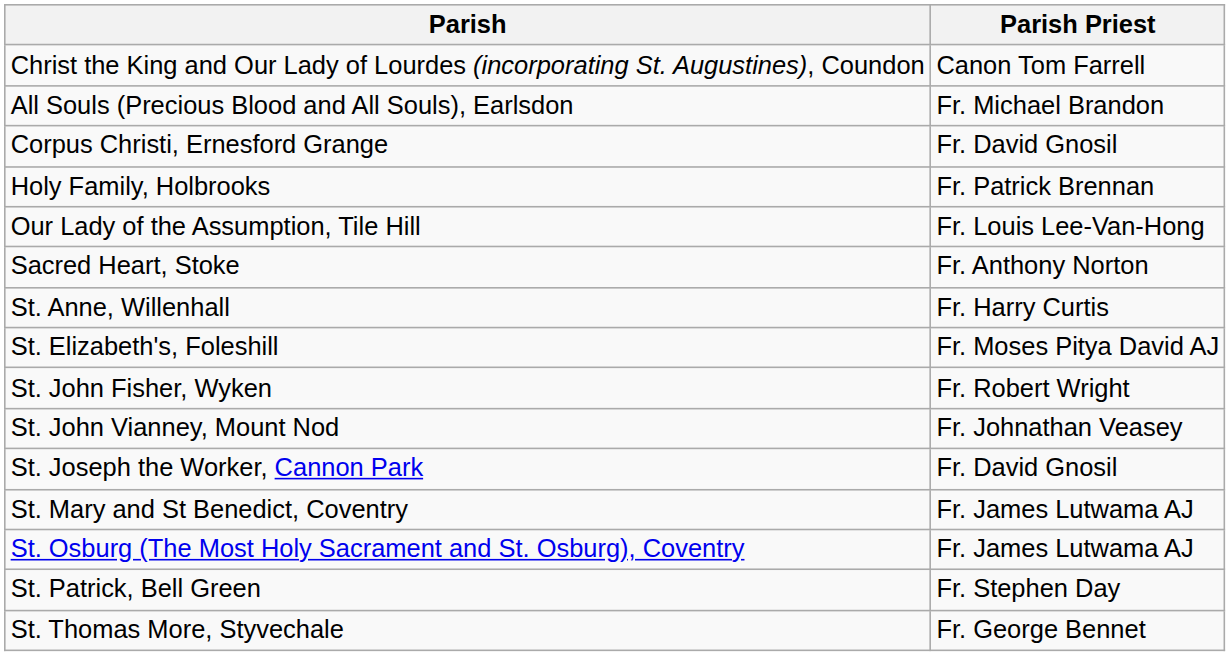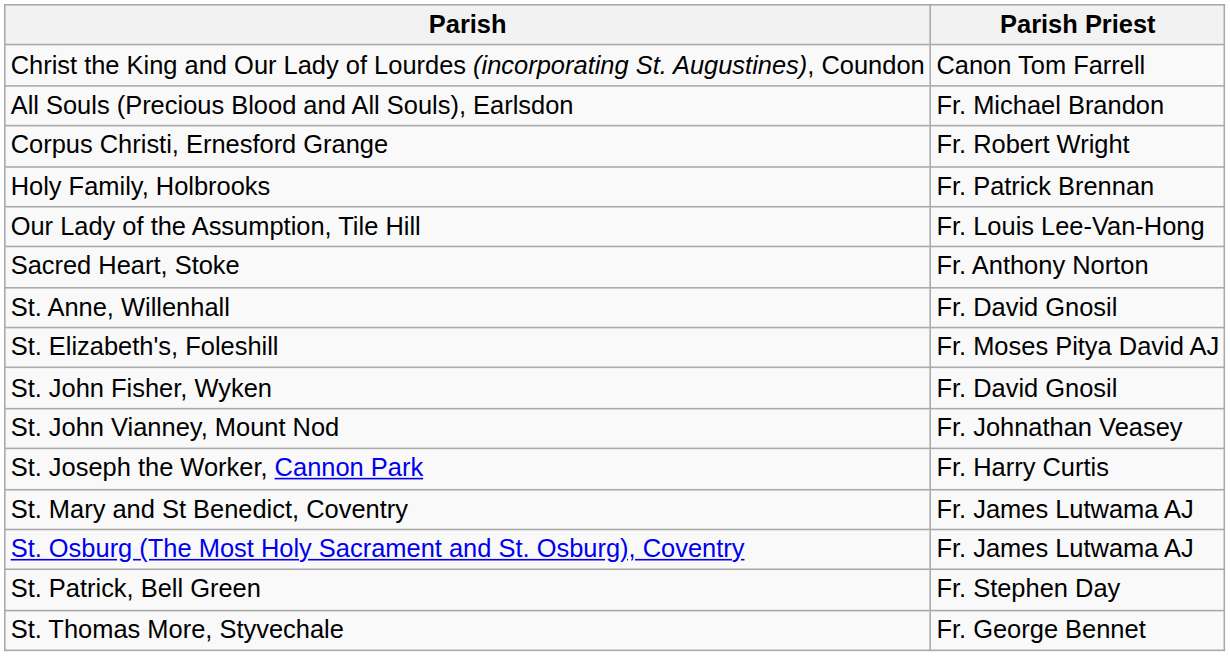(1027, 145) Fr. David Gnosil -> (1033, 145) Fr. Robert Wright
(1023, 307) Fr. Harry Curtis -> (1027, 307) Fr. David Gnosil
(1033, 387) Fr. Robert Wright -> (1027, 387) Fr. David Gnosil
(1027, 468) Fr. David Gnosil -> (1023, 468) Fr. Harry Curtis
